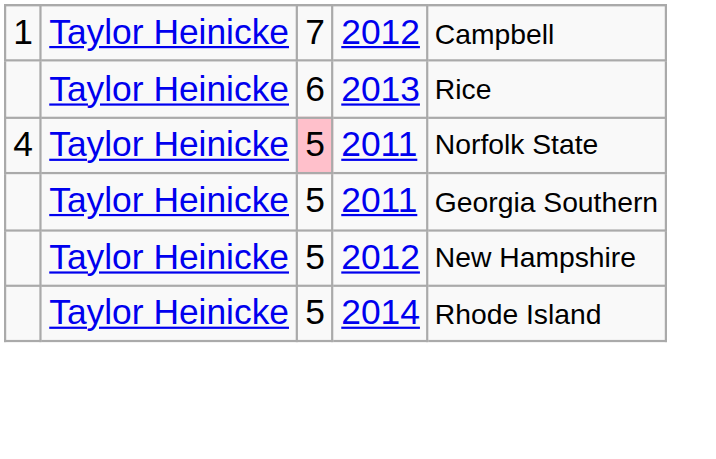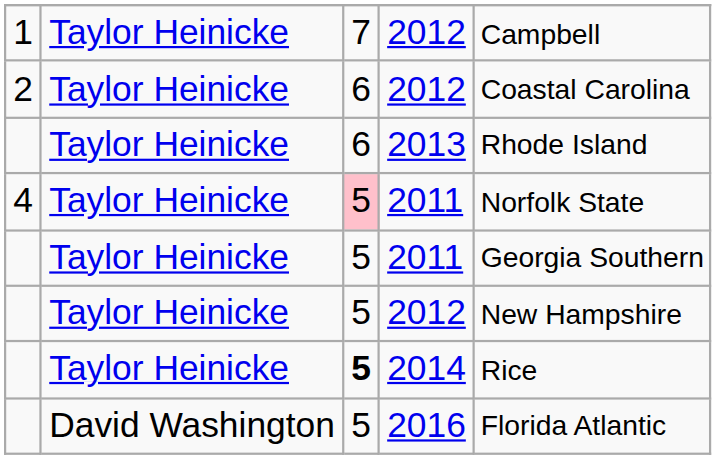+ row: (23, 88)
(463, 89) Rice -> (564, 145) Rhode Island
(315, 312) normal -> (361, 369) bold
(518, 314) Rhode Island -> (509, 370) Rice
+ row: (23, 426)
